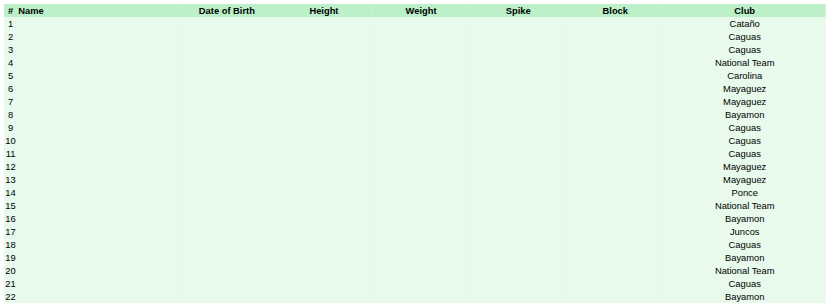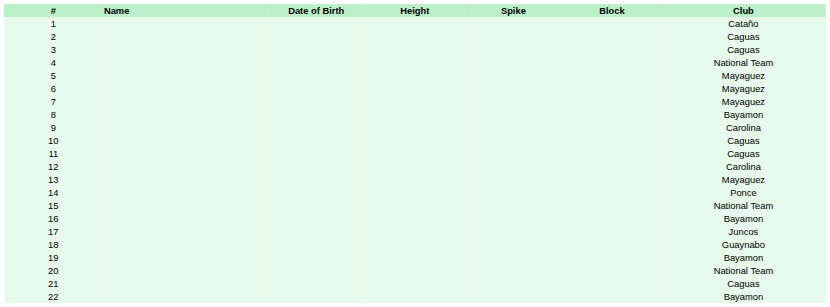- column: (421, 11)
(745, 75) Carolina -> (743, 75) Mayaguez
(745, 127) Caguas -> (743, 127) Carolina
(745, 166) Mayaguez -> (743, 166) Carolina
(745, 244) Caguas -> (743, 244) Guaynabo
